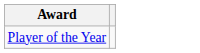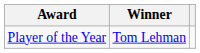+ column: (149, 15)
